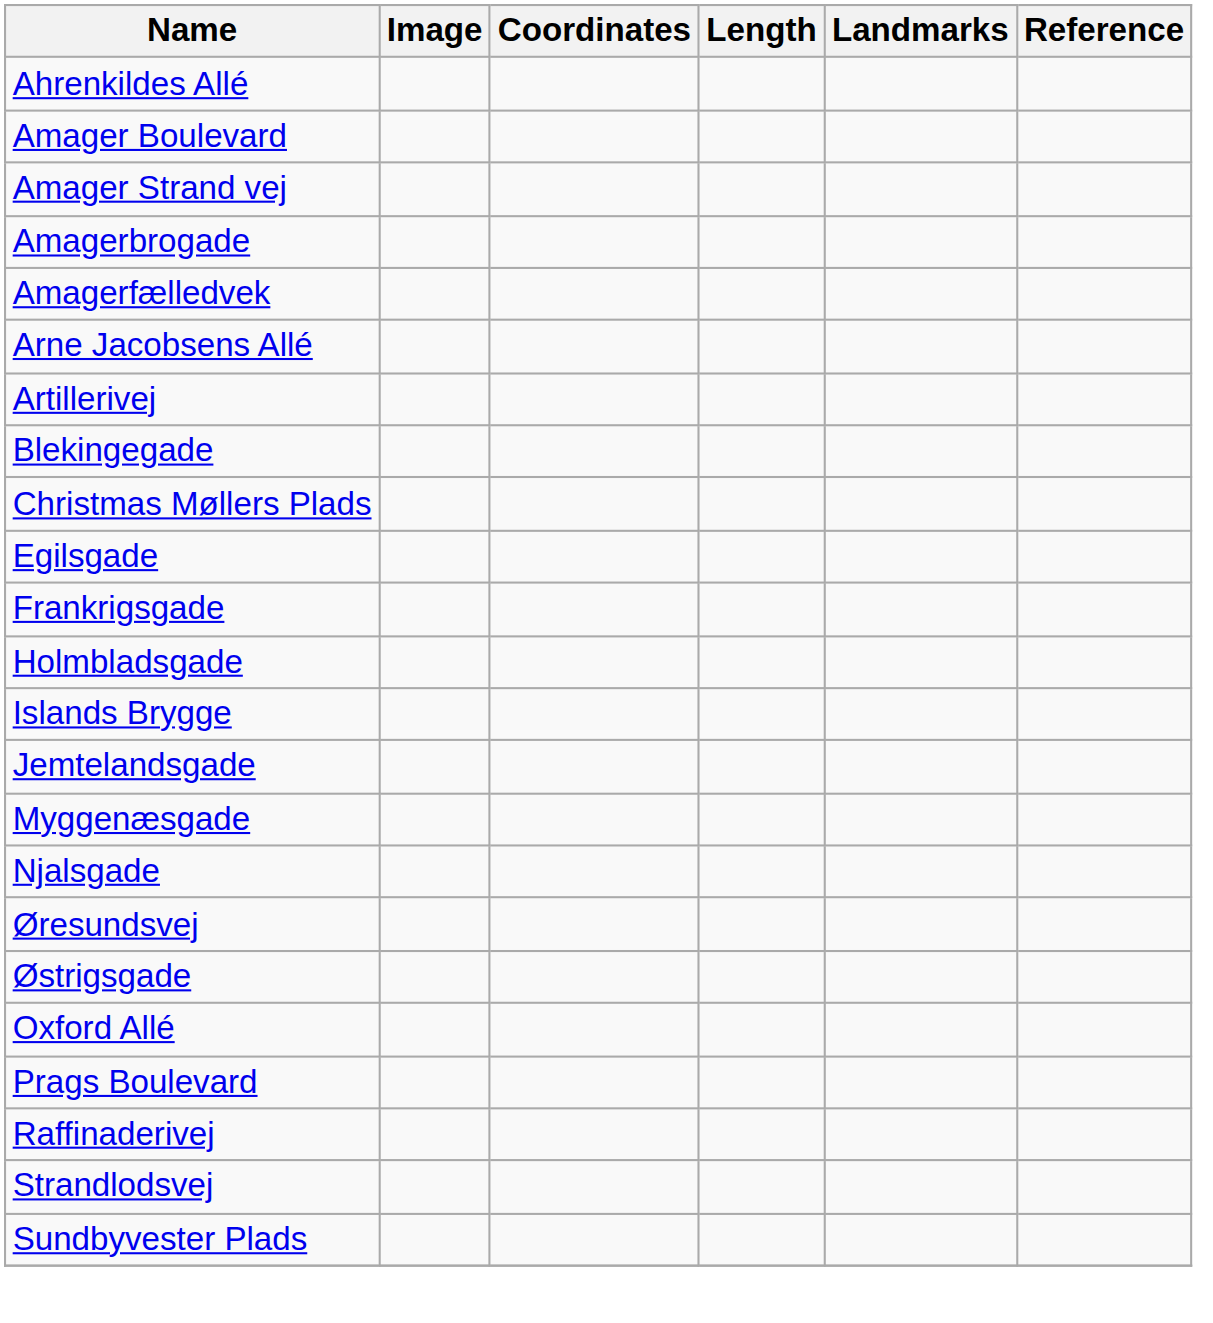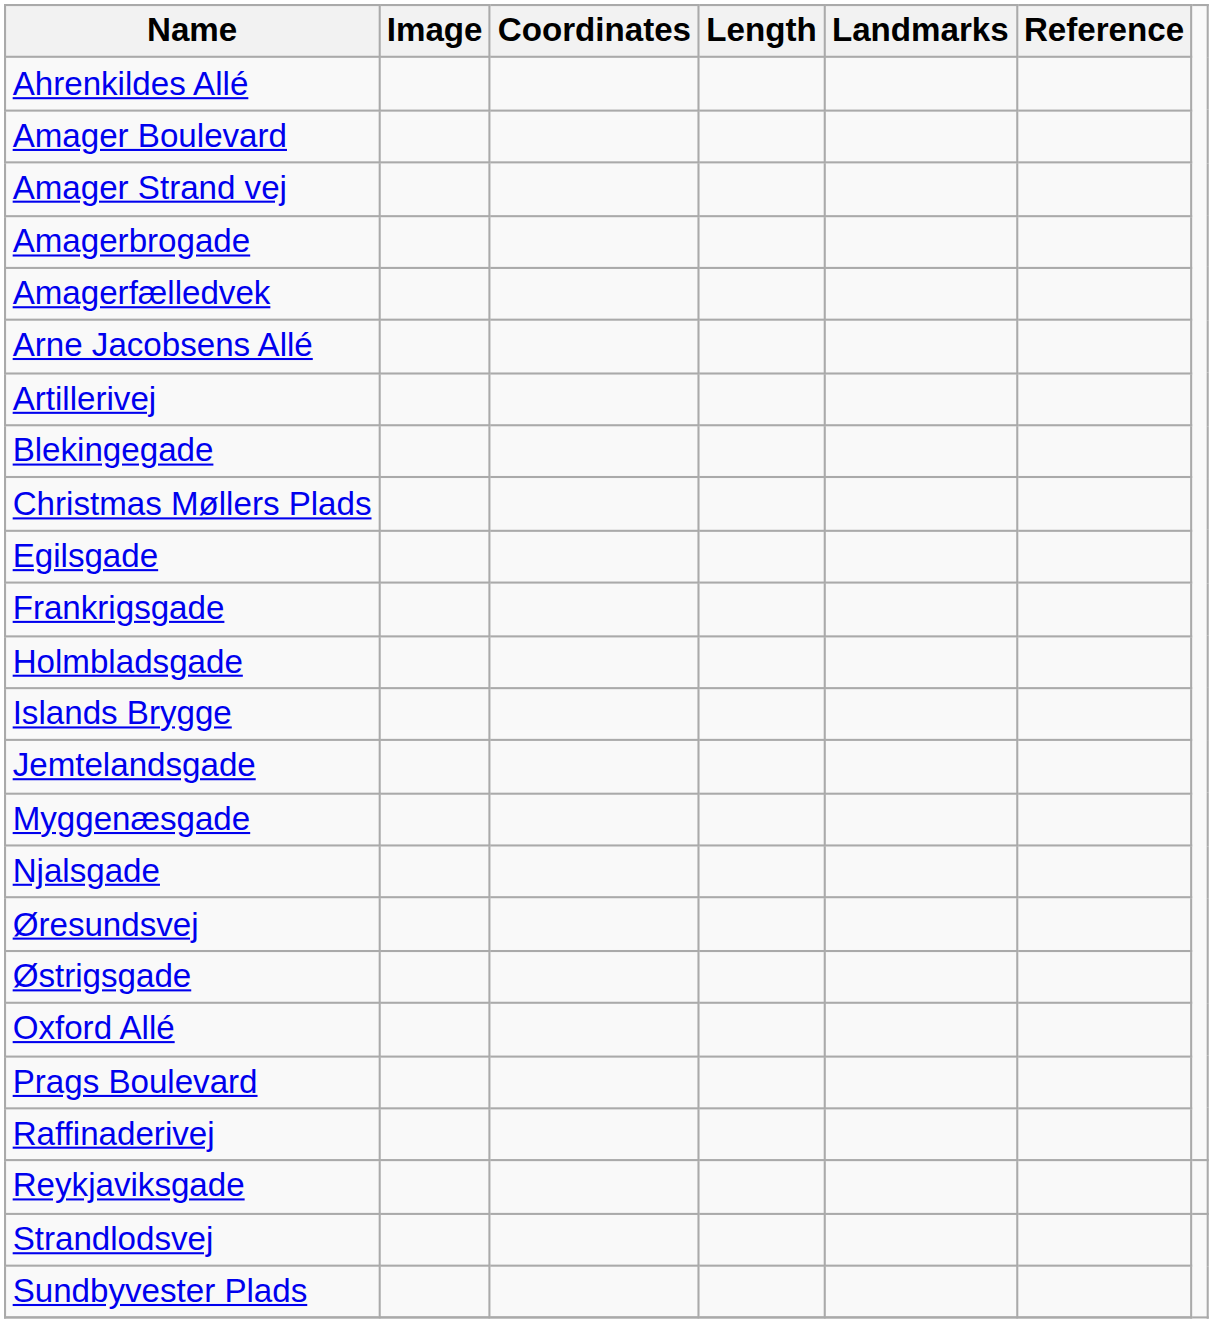+ row: (129, 1186)
